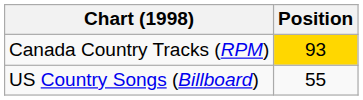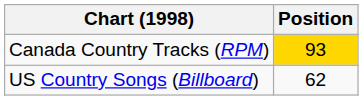(316, 79) 55 -> (316, 79) 62
